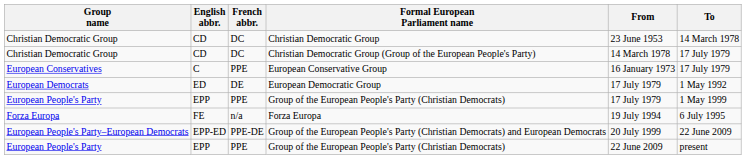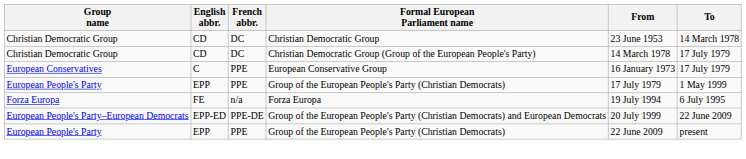- row: (48, 85)
